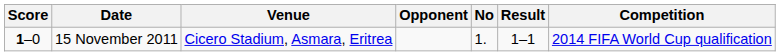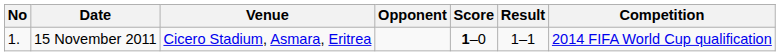columns swapped: (484, 16) <-> (28, 16)
